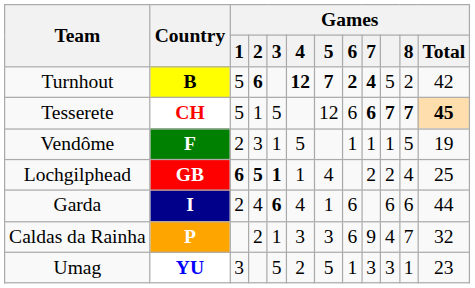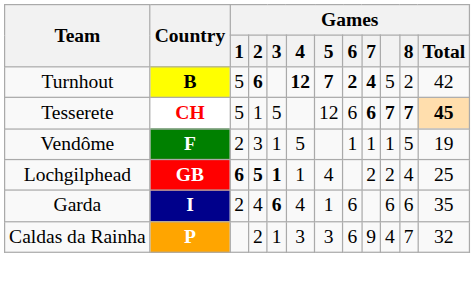(444, 205) 44 -> (444, 205) 35
- row: (77, 267)
